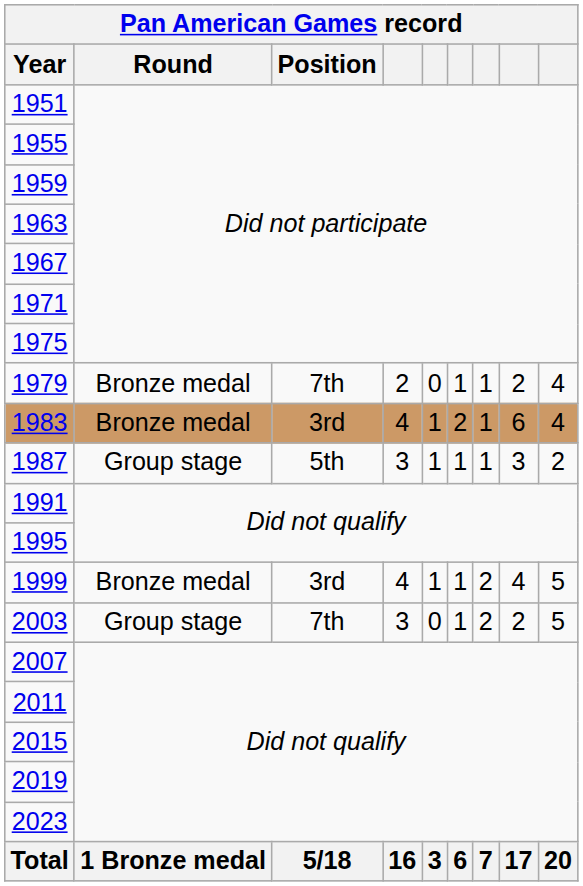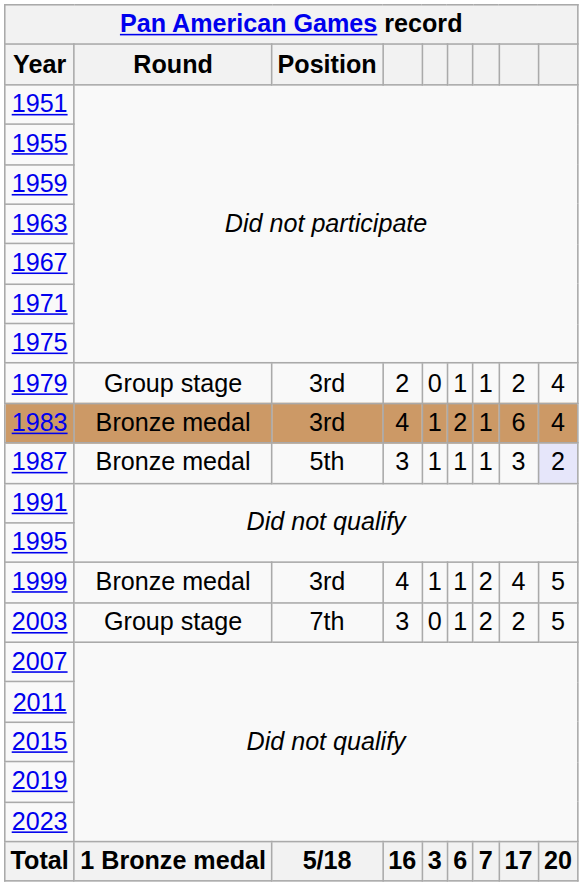(173, 382) Bronze medal -> (173, 382) Group stage
(327, 382) 7th -> (327, 382) 3rd
(173, 462) Group stage -> (173, 462) Bronze medal
(558, 462) no background -> (558, 462) lavender background
